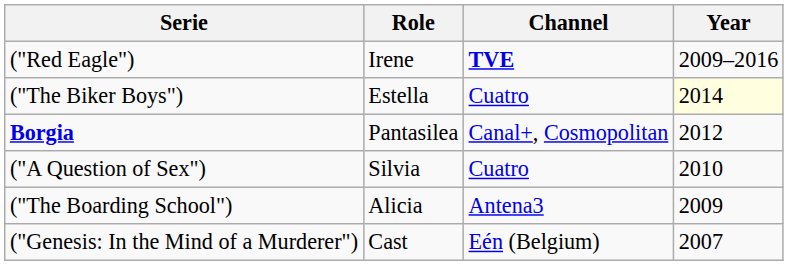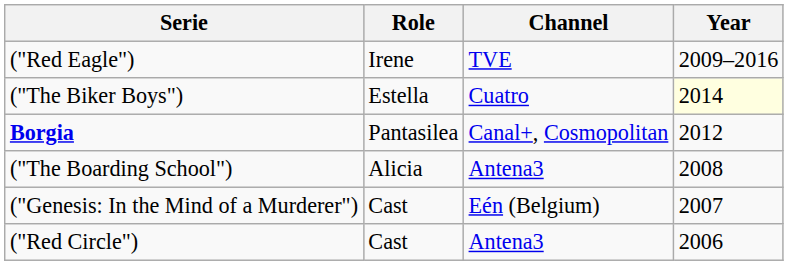(491, 59) bold -> (490, 59) normal
- row: (108, 169)
(701, 205) 2009 -> (701, 169) 2008
+ row: (74, 242)
